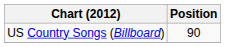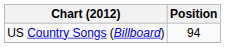(194, 33) 90 -> (194, 33) 94
